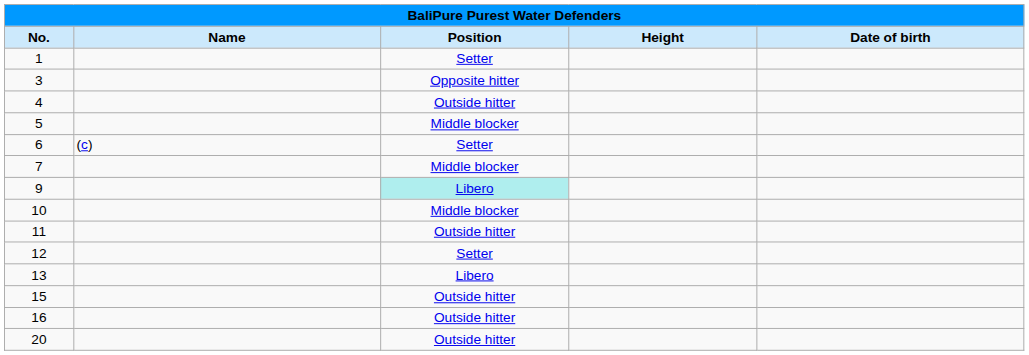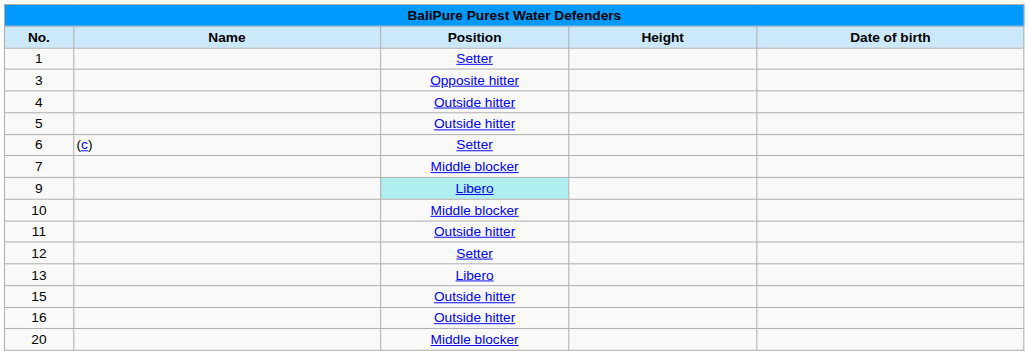(475, 124) Middle blocker -> (475, 124) Outside hitter
(475, 340) Outside hitter -> (475, 340) Middle blocker
